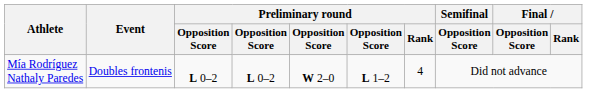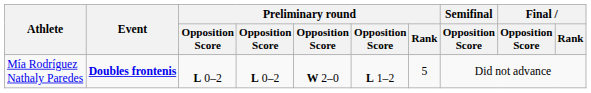(130, 71) normal -> (132, 71) bold
(420, 71) 4 -> (424, 71) 5
